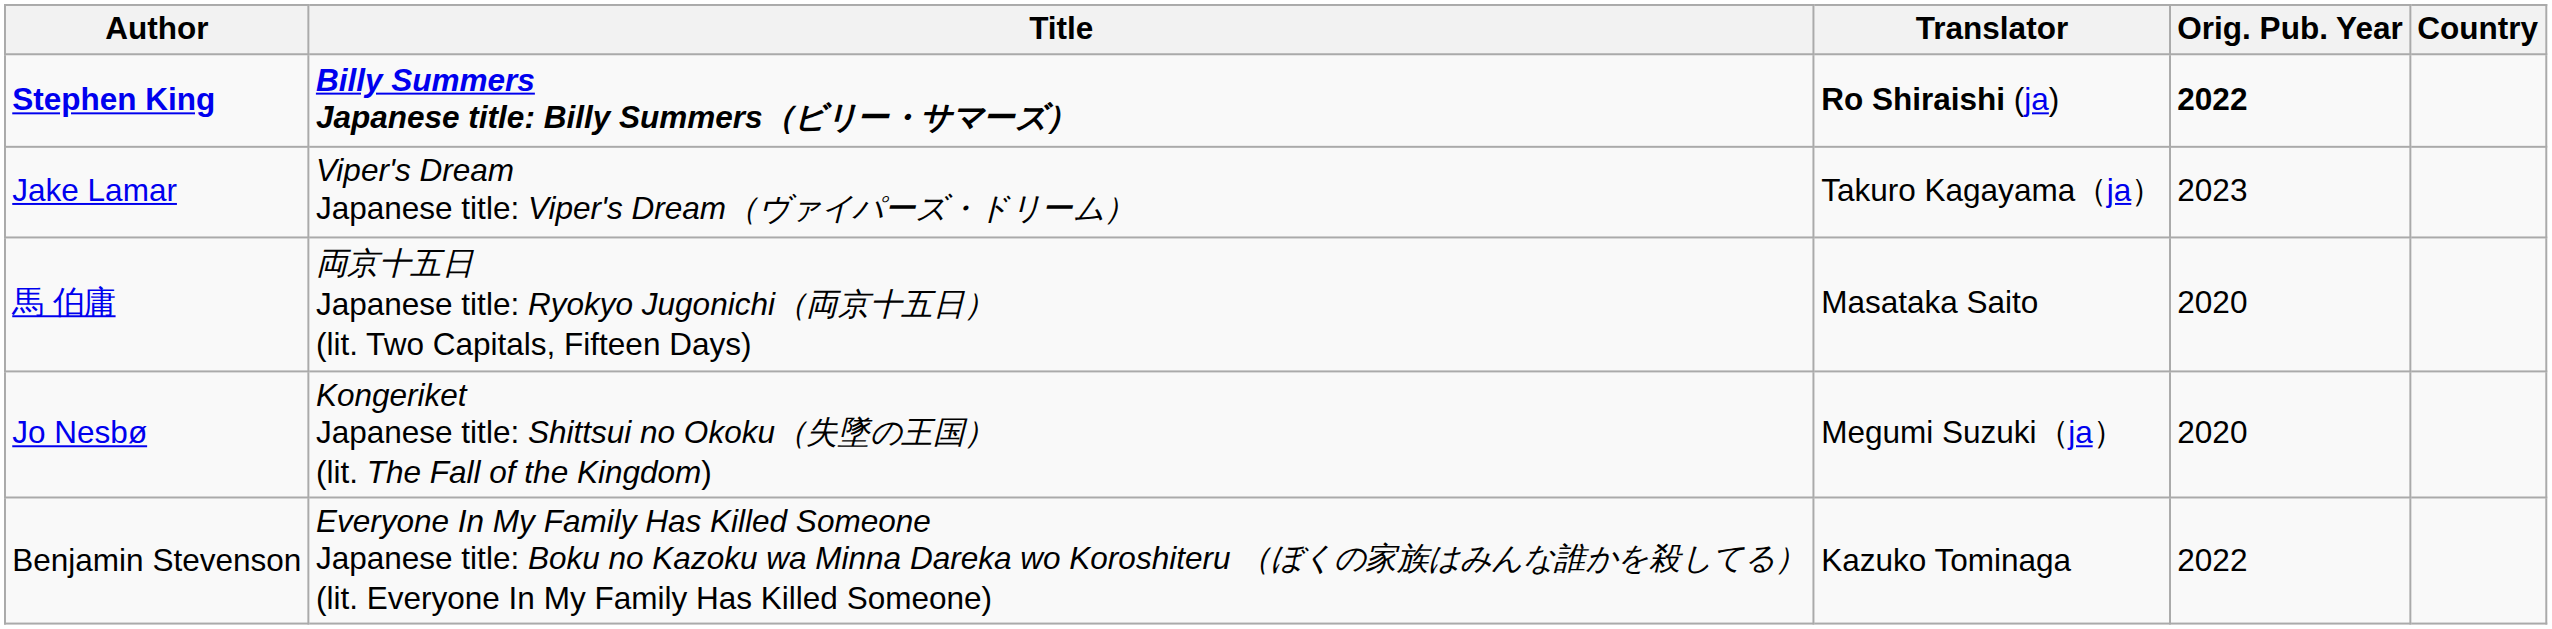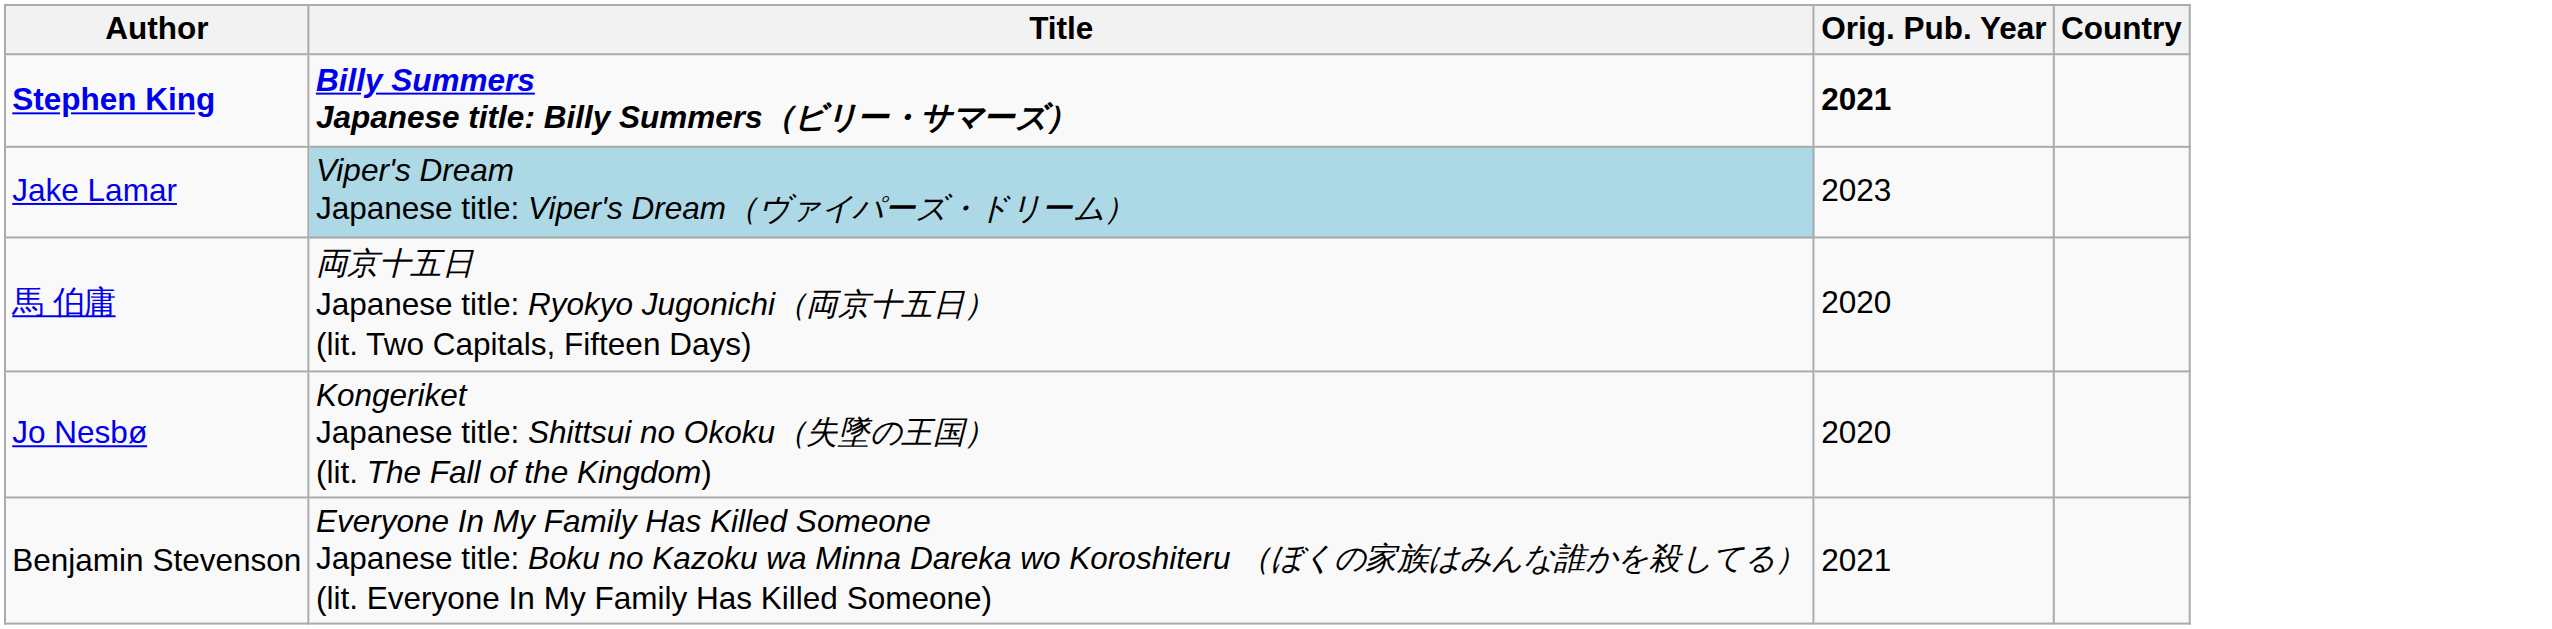- column: (1992, 29)
(2212, 100) 2022 -> (1856, 100) 2021
(726, 189) no background -> (726, 189) lightblue background
(2212, 560) 2022 -> (1856, 560) 2021
